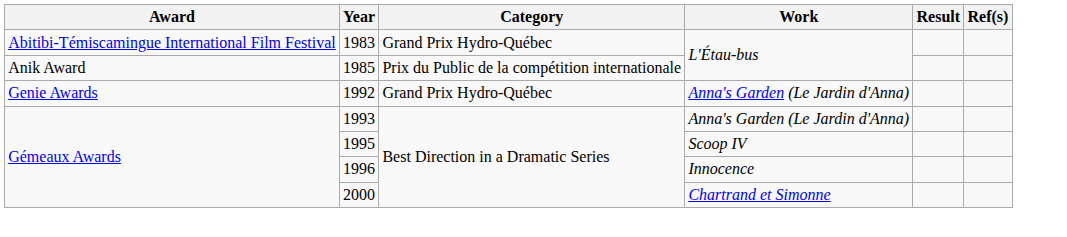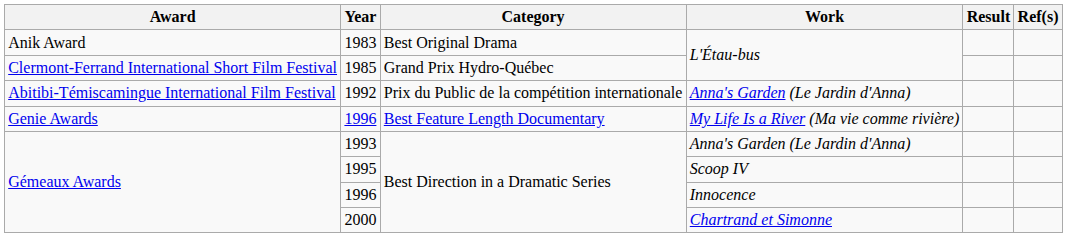(172, 42) Abitibi-Témiscamingue International Film Festival -> (47, 42) Anik Award
(467, 42) Grand Prix Hydro-Québec -> (450, 42) Best Original Drama
(47, 67) Anik Award -> (173, 67) Clermont-Ferrand International Short Film Festival
(532, 67) Prix du Public de la compétition internationale -> (469, 67) Grand Prix Hydro-Québec
(53, 93) Genie Awards -> (172, 93) Abitibi-Témiscamingue International Film Festival
(467, 93) Grand Prix Hydro-Québec -> (533, 93) Prix du Public de la compétition internationale
+ row: (360, 118)
